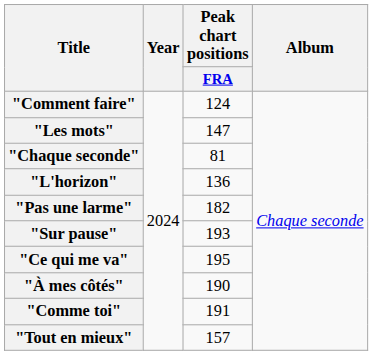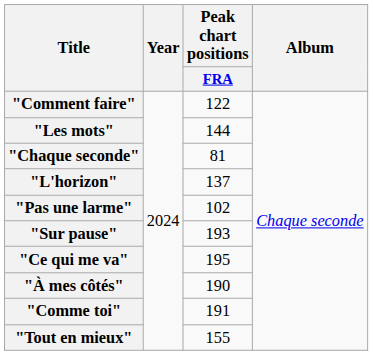(218, 104) 124 -> (218, 104) 122
(218, 130) 147 -> (218, 130) 144
(218, 181) 136 -> (218, 181) 137
(218, 207) 182 -> (218, 207) 102
(218, 337) 157 -> (218, 337) 155
